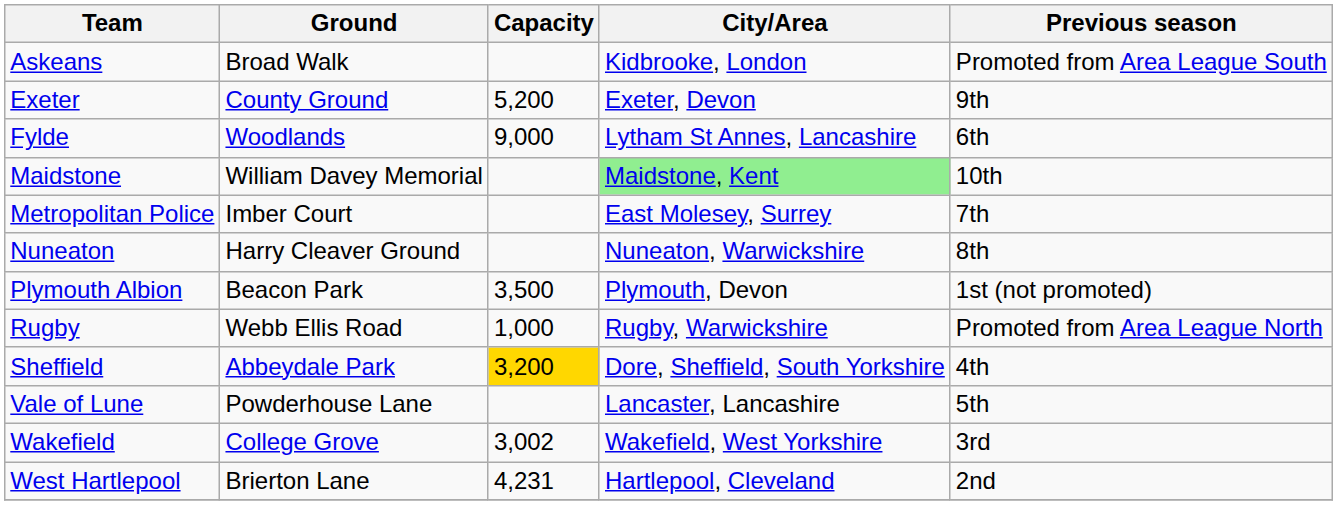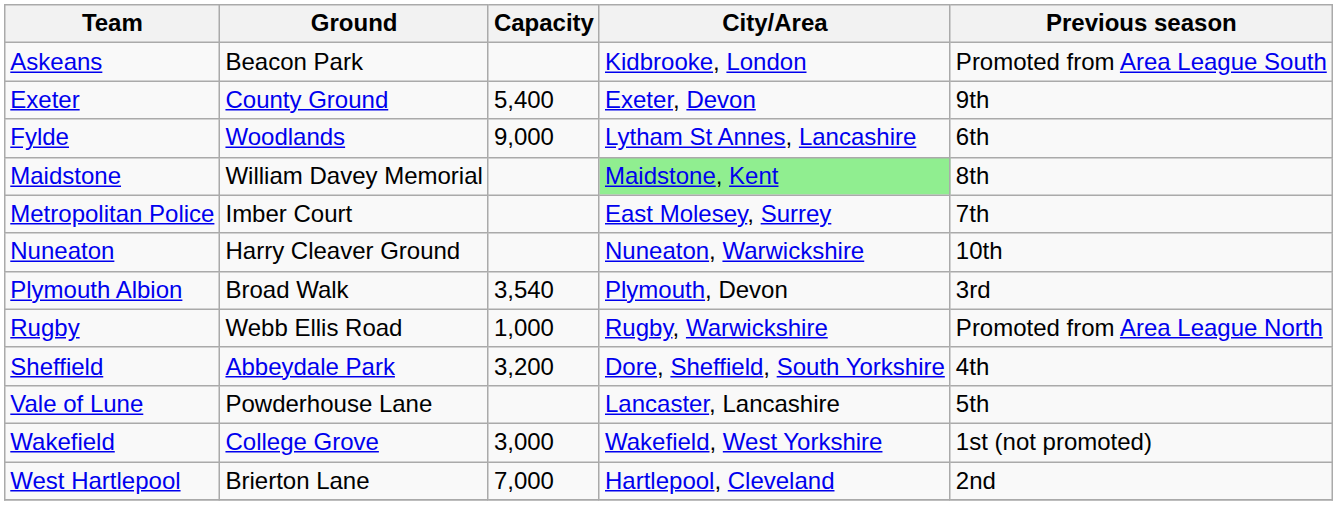(287, 61) Broad Walk -> (294, 61) Beacon Park
(524, 99) 5,200 -> (524, 99) 5,400
(979, 175) 10th -> (973, 175) 8th
(973, 251) 8th -> (979, 251) 10th
(294, 289) Beacon Park -> (287, 289) Broad Walk
(524, 289) 3,500 -> (524, 289) 3,540
(1054, 289) 1st (not promoted) -> (973, 289) 3rd
(524, 366) gold background -> (524, 366) no background
(524, 442) 3,002 -> (524, 442) 3,000
(973, 442) 3rd -> (1054, 442) 1st (not promoted)
(524, 480) 4,231 -> (524, 480) 7,000
